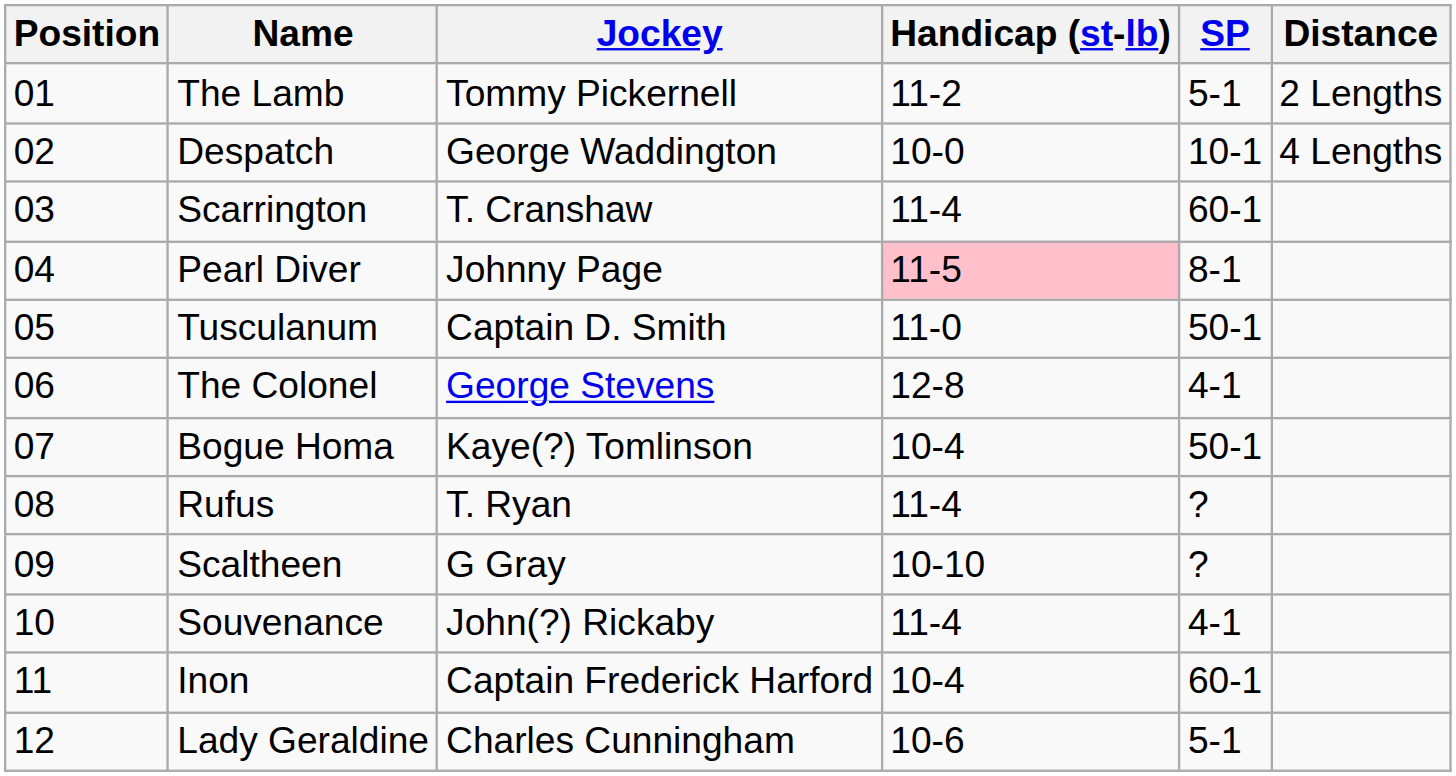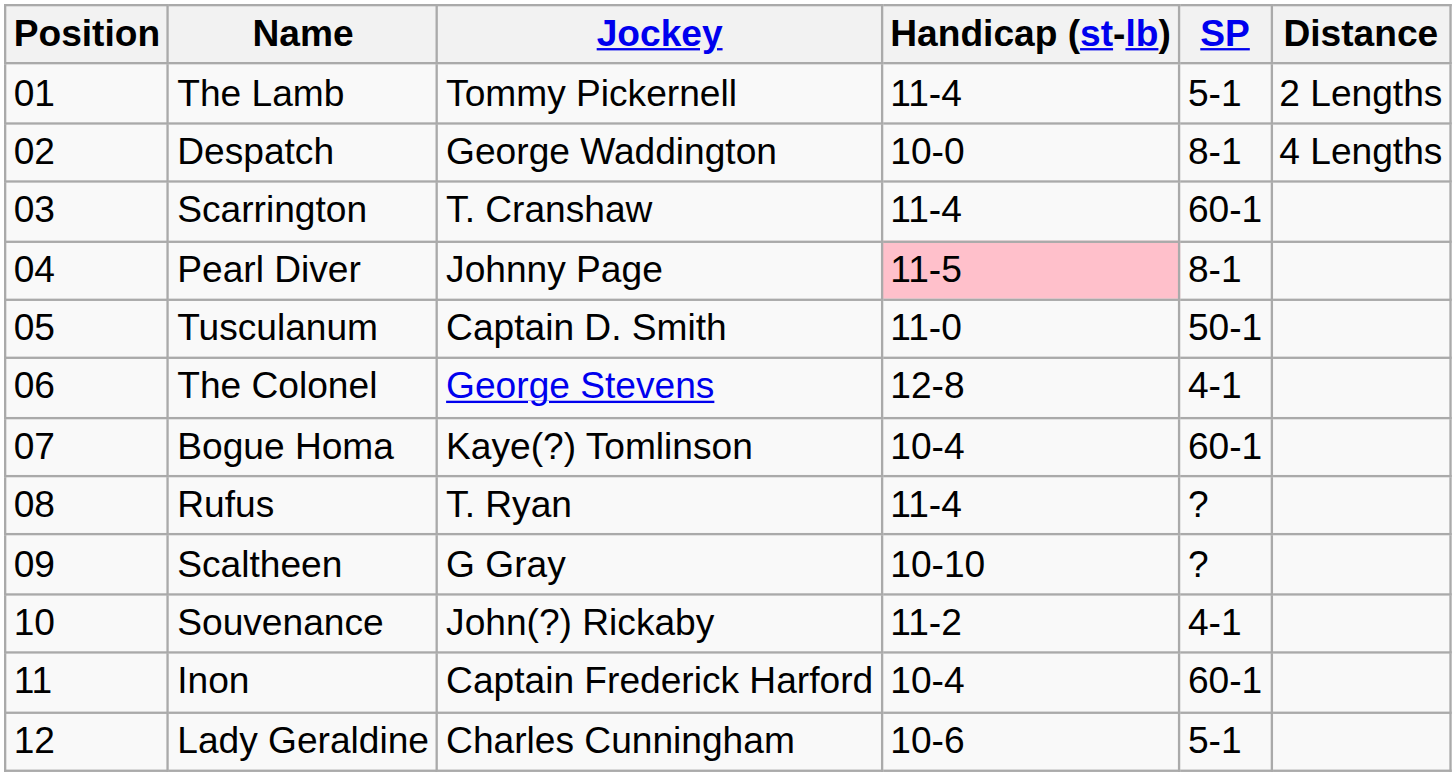(926, 92) 11-2 -> (926, 92) 11-4
(1225, 151) 10-1 -> (1215, 151) 8-1
(1225, 446) 50-1 -> (1225, 446) 60-1
(926, 622) 11-4 -> (926, 622) 11-2
